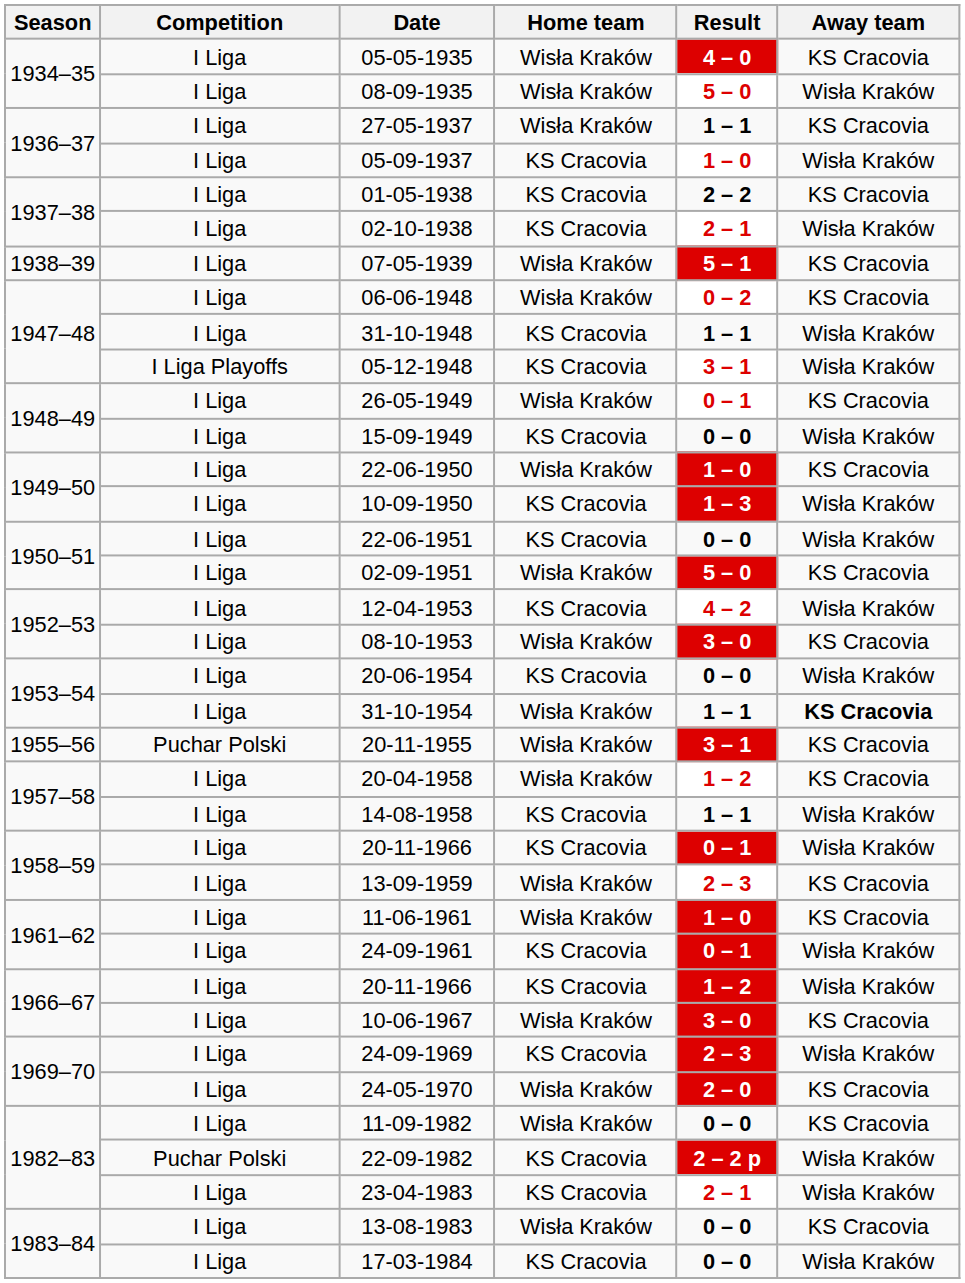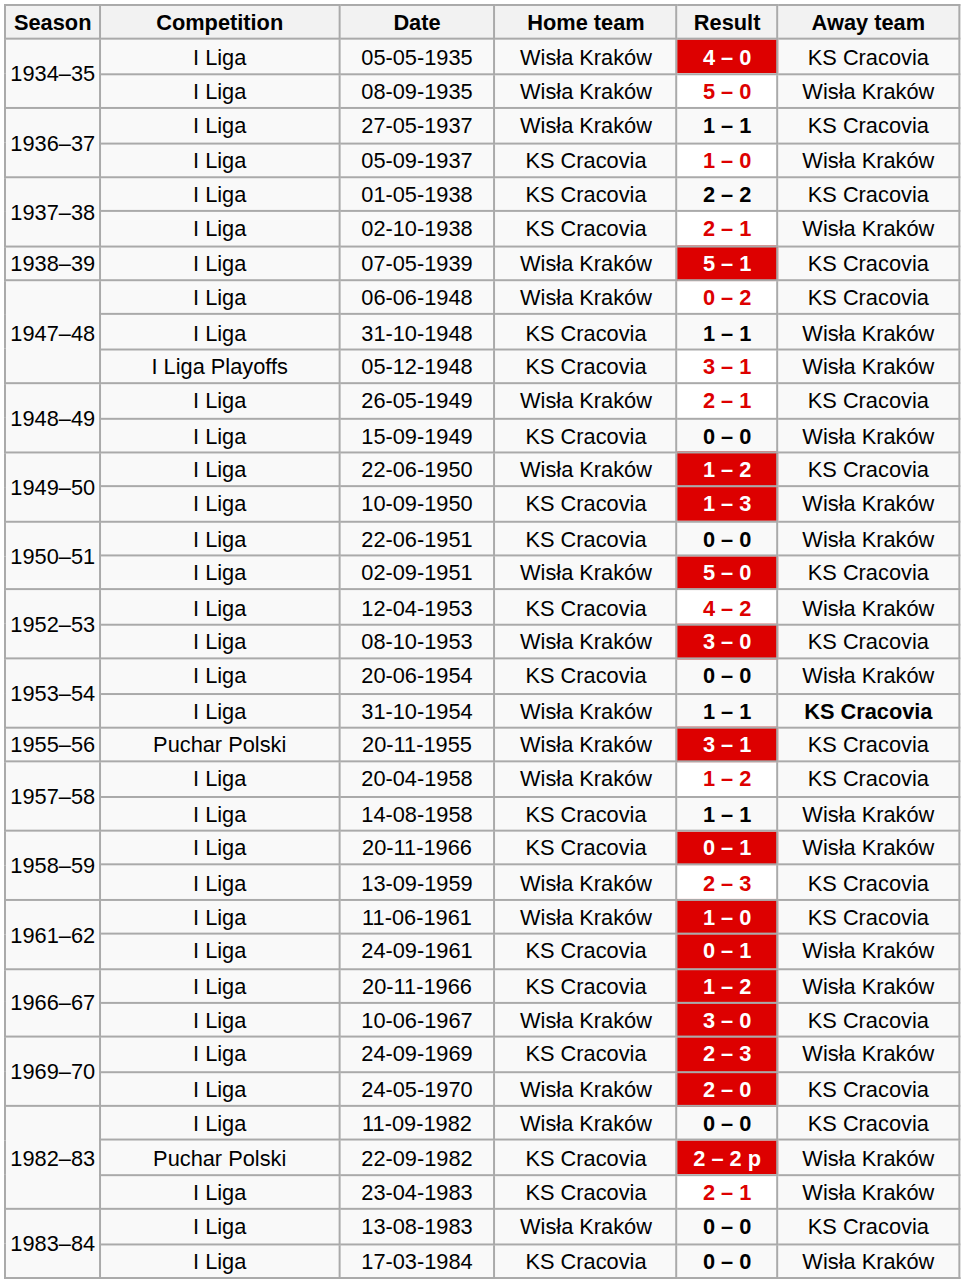(727, 401) 0 – 1 -> (727, 401) 2 – 1
(727, 469) 1 – 0 -> (727, 469) 1 – 2
